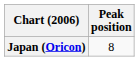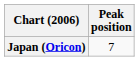(111, 46) 8 -> (111, 46) 7
